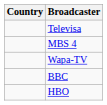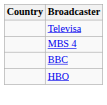- row: (67, 60)
